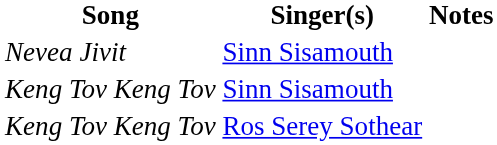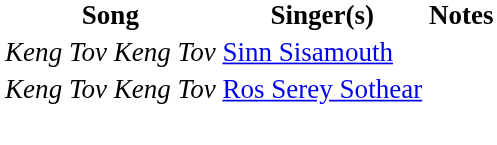- row: (66, 52)
